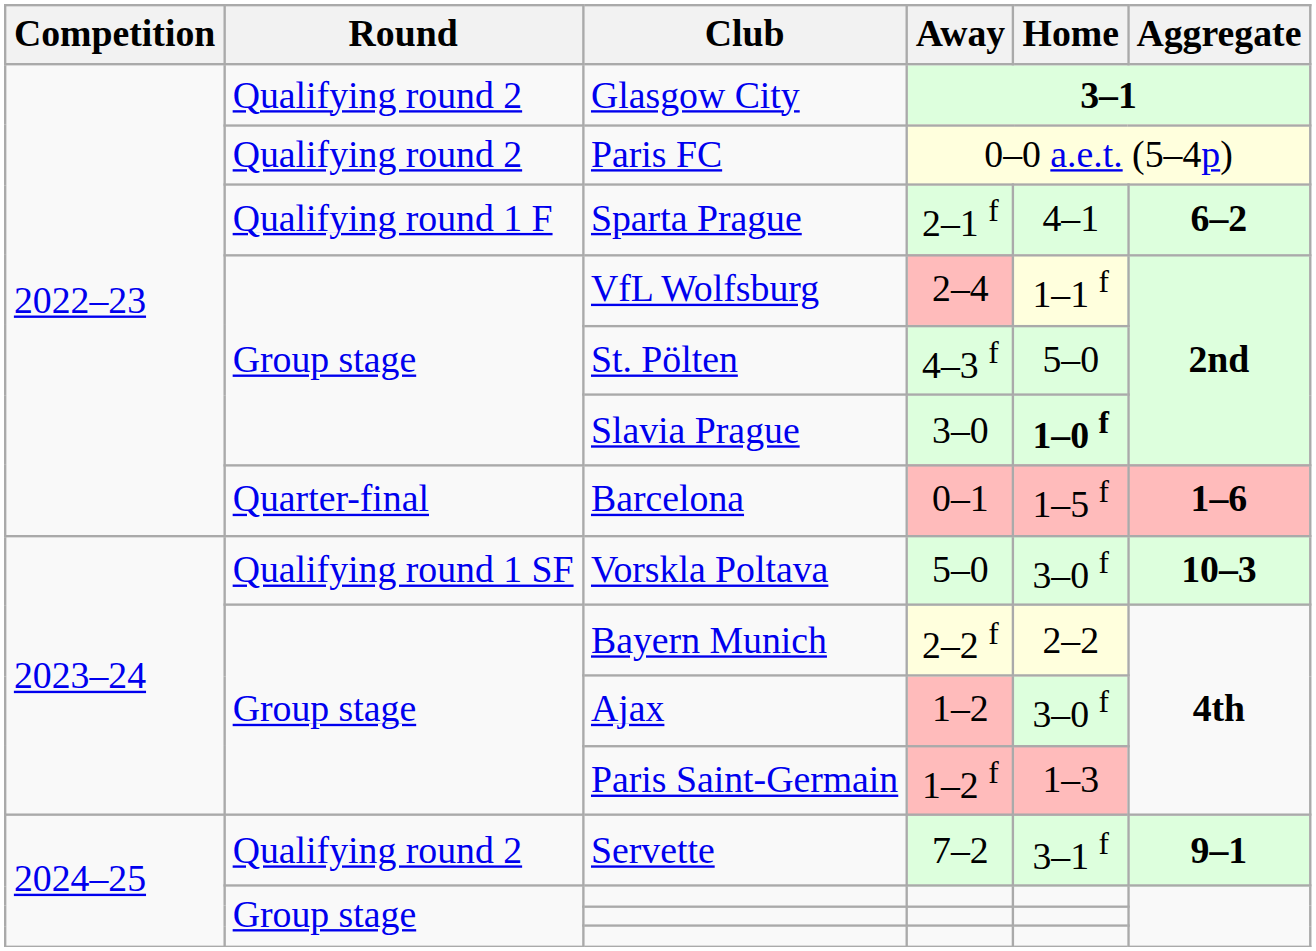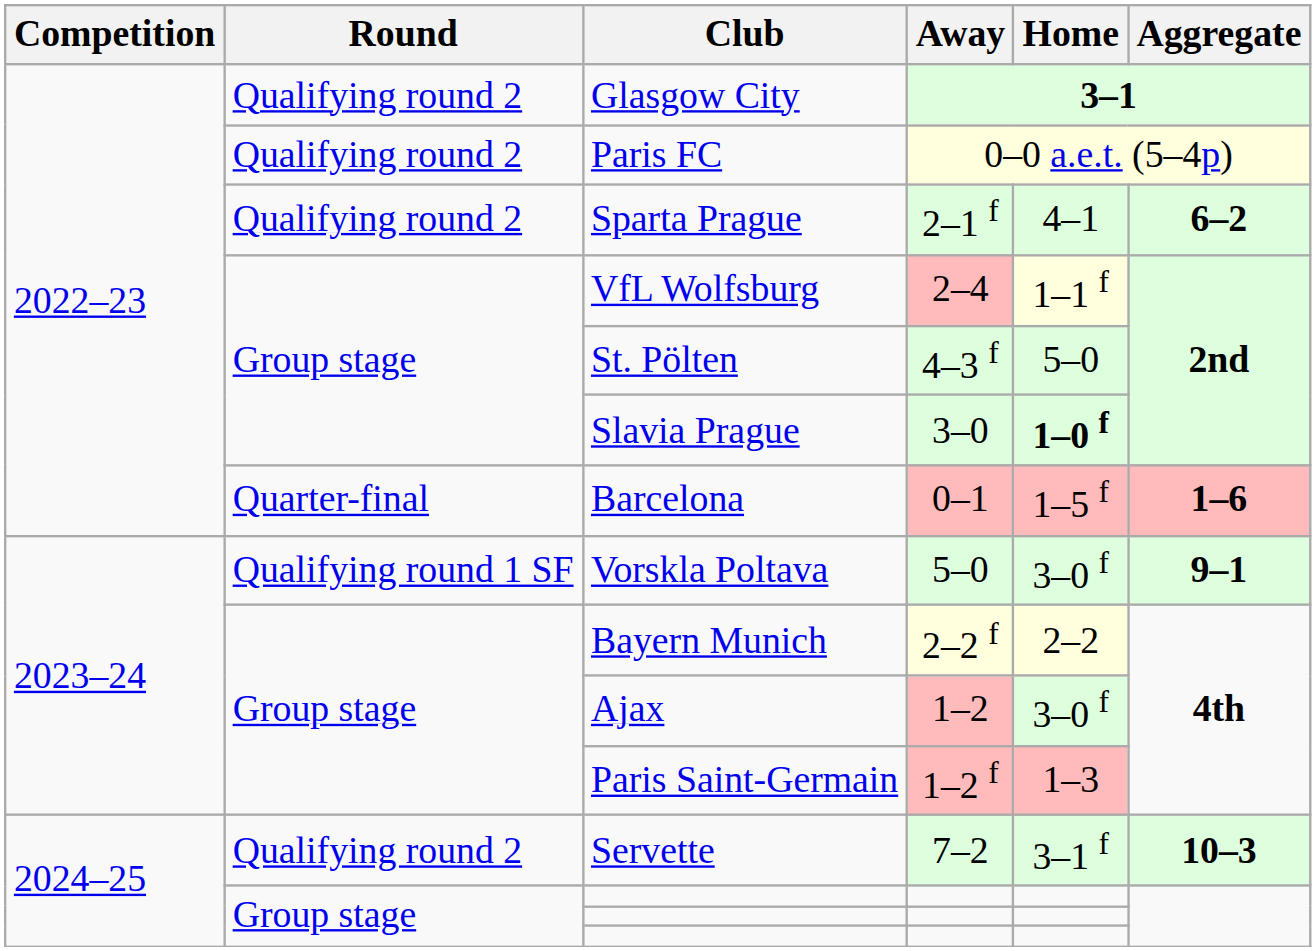(393, 219) Qualifying round 1 F -> (377, 219) Qualifying round 2
(1219, 569) 10–3 -> (1219, 569) 9–1
(1219, 850) 9–1 -> (1219, 850) 10–3
